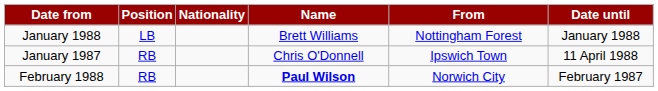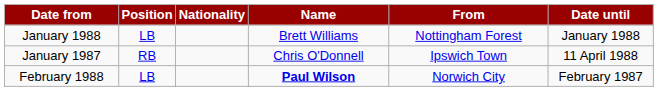(147, 77) RB -> (147, 77) LB
